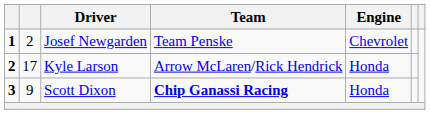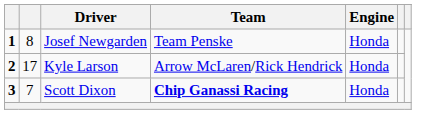(30, 41) 2 -> (30, 41) 8
(379, 41) Chevrolet -> (369, 41) Honda
(30, 90) 9 -> (30, 90) 7
